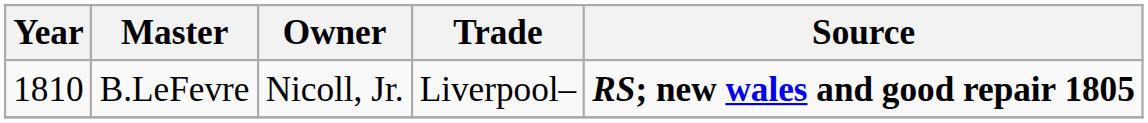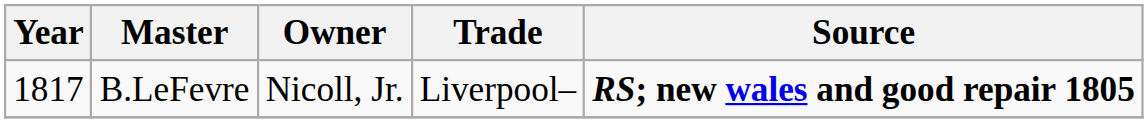(48, 88) 1810 -> (48, 88) 1817
